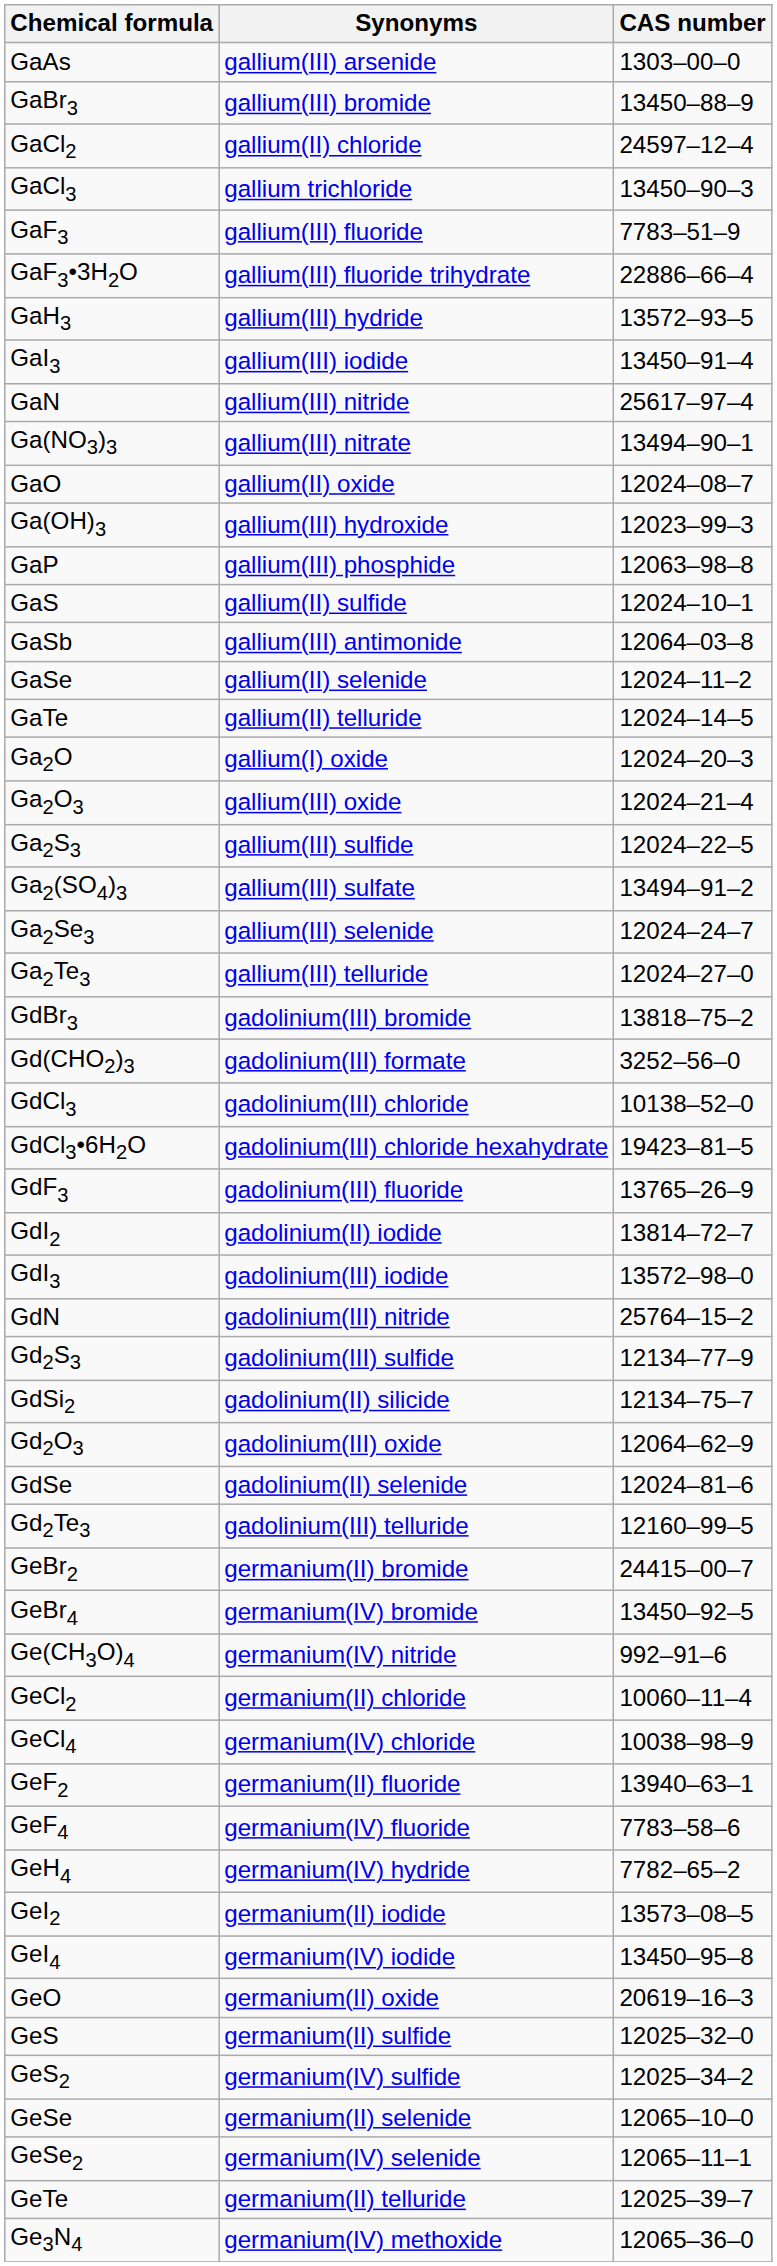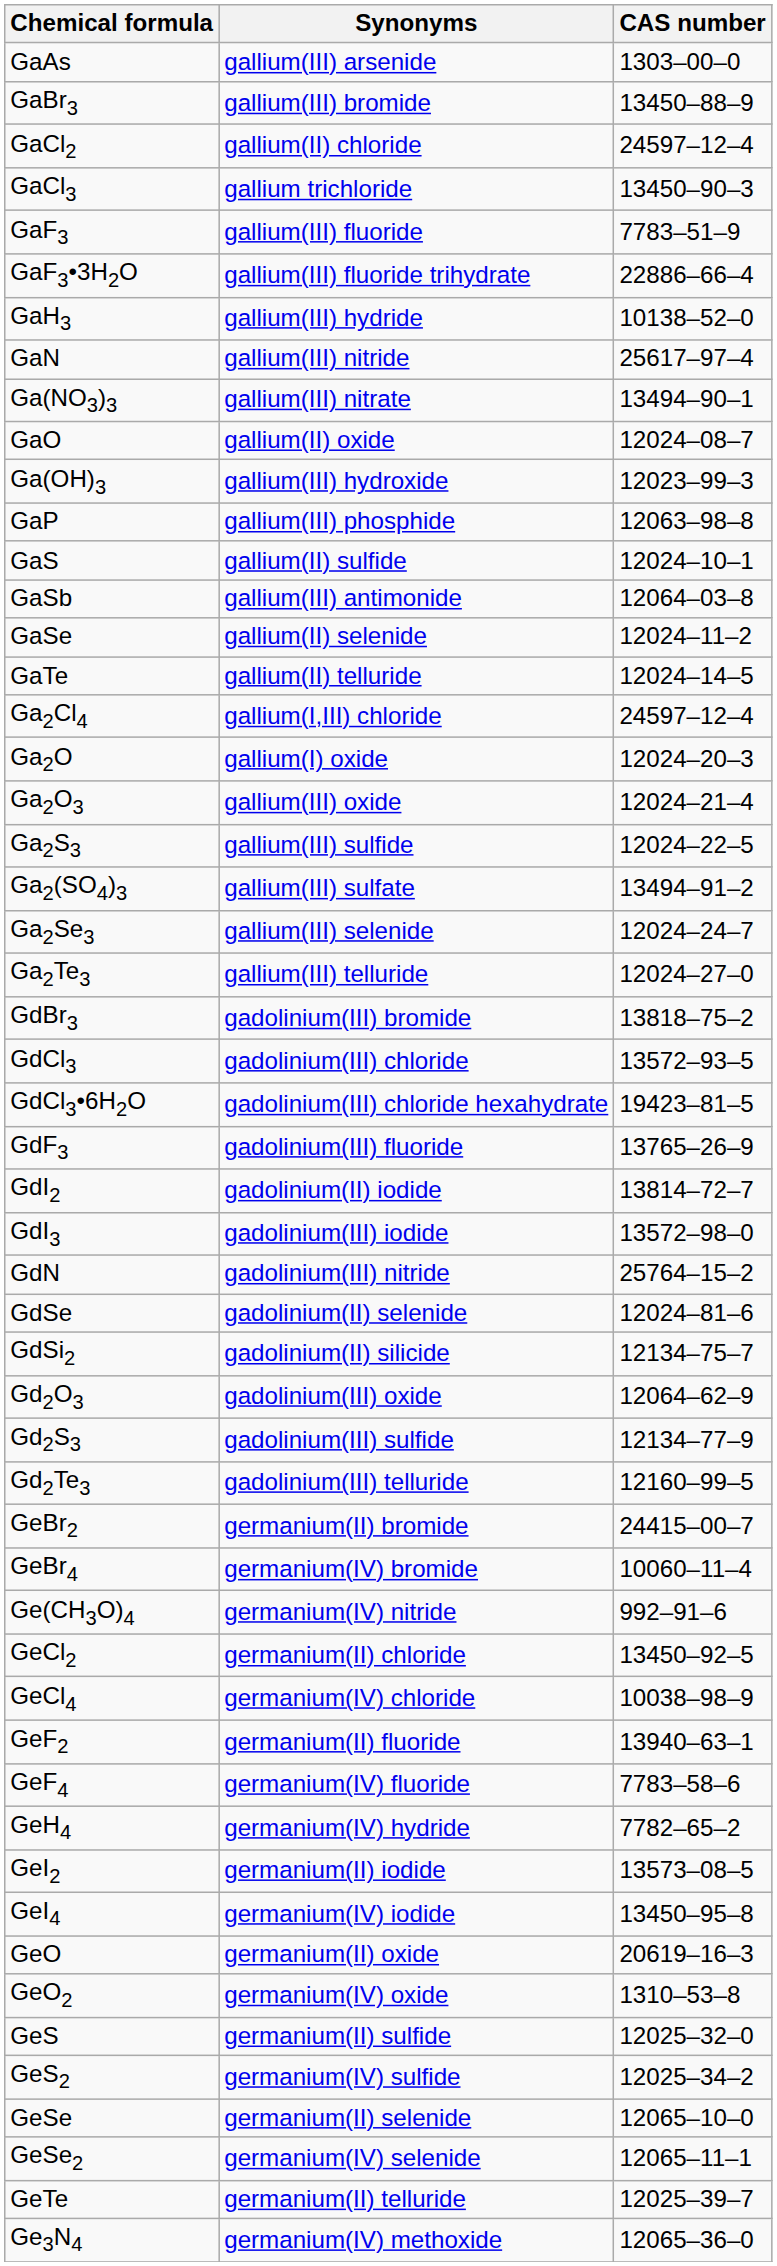(687, 318) 13572–93–5 -> (687, 318) 10138–52–0
- row: (35, 362)
+ row: (49, 716)
- row: (73, 1061)
(687, 1104) 10138–52–0 -> (687, 1060) 13572–93–5
rows swapped: (41, 1485) <-> (46, 1358)
(687, 1612) 13450–92–5 -> (686, 1568) 10060–11–4
(686, 1698) 10060–11–4 -> (687, 1655) 13450–92–5
+ row: (41, 1996)
